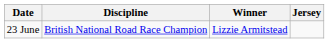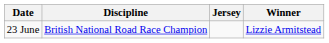columns swapped: (307, 12) <-> (250, 12)
